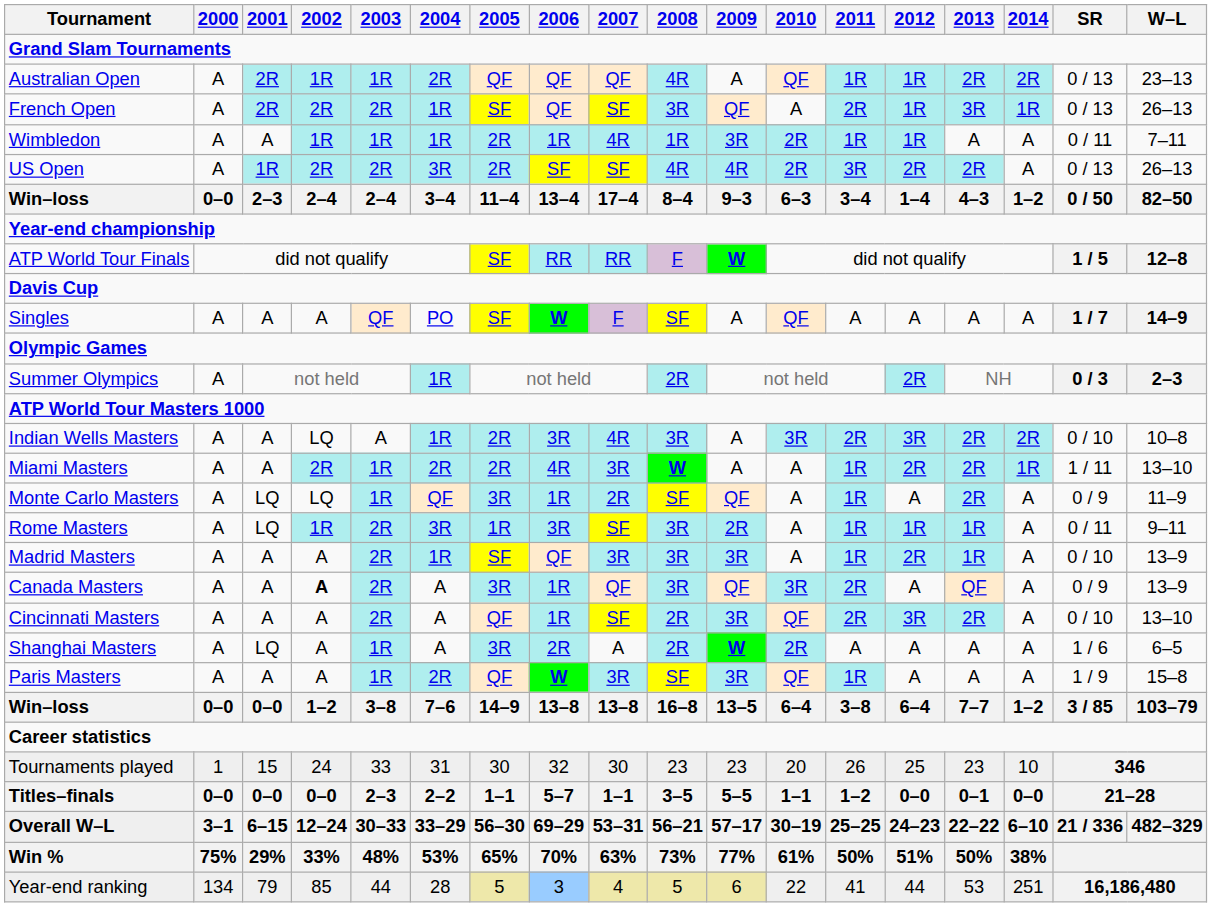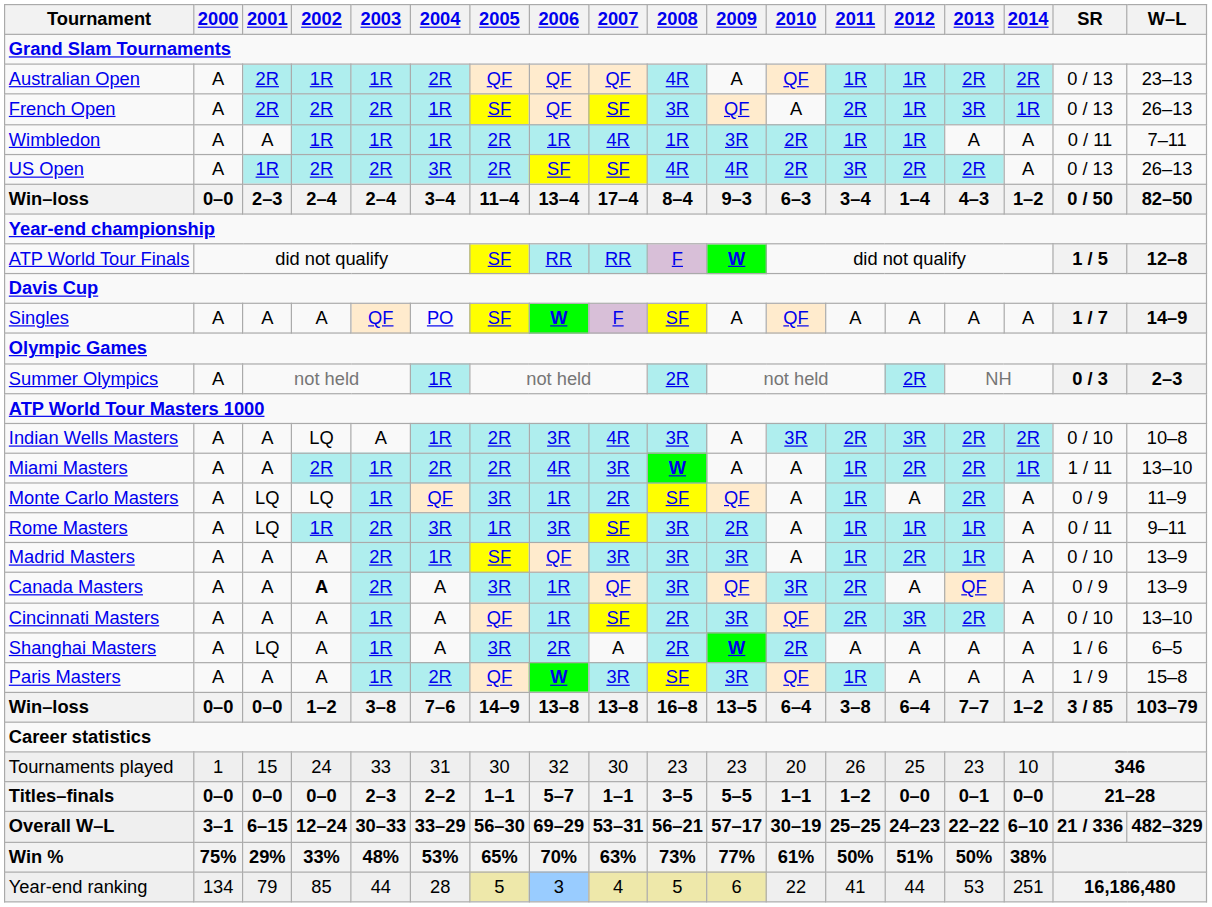(381, 617) 2R -> (381, 617) 1R
